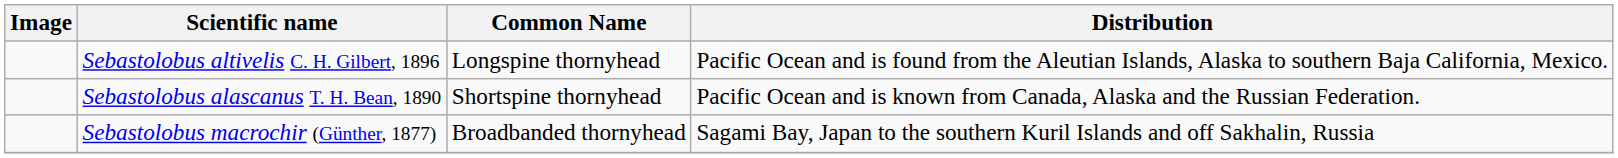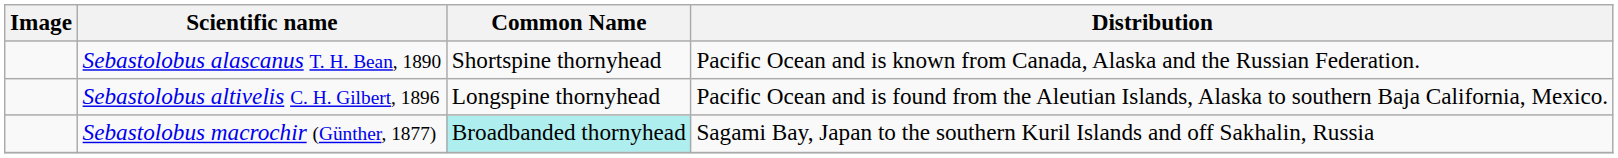rows swapped: (262, 96) <-> (261, 59)
(569, 133) no background -> (569, 133) paleturquoise background
